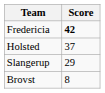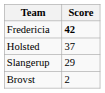(67, 79) 8 -> (67, 79) 2
